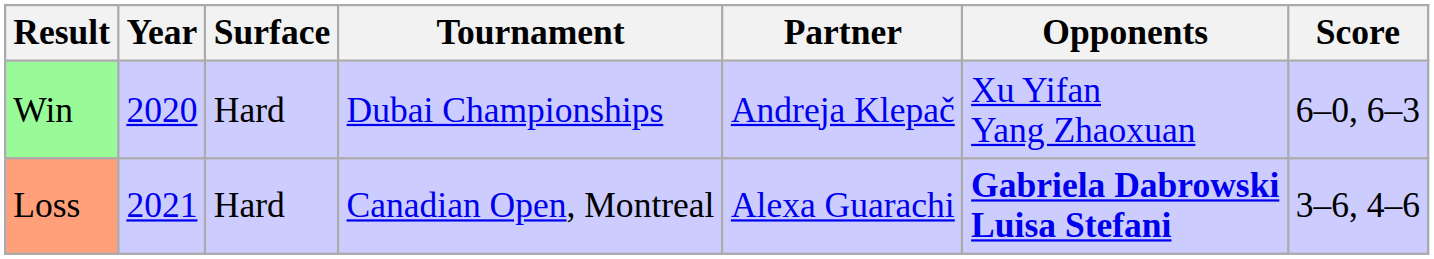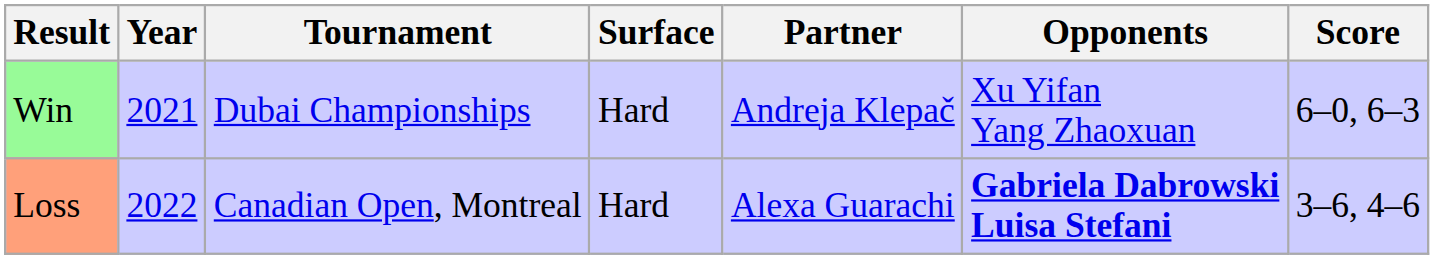columns swapped: (531, 32) <-> (272, 32)
(162, 108) 2020 -> (162, 108) 2021
(162, 205) 2021 -> (162, 205) 2022
